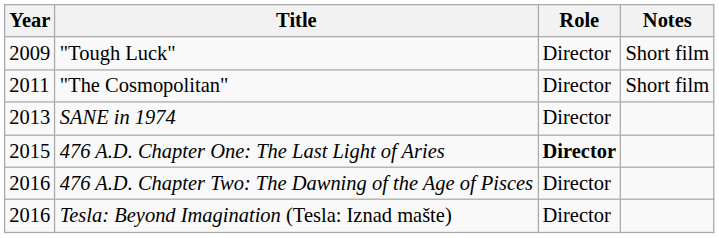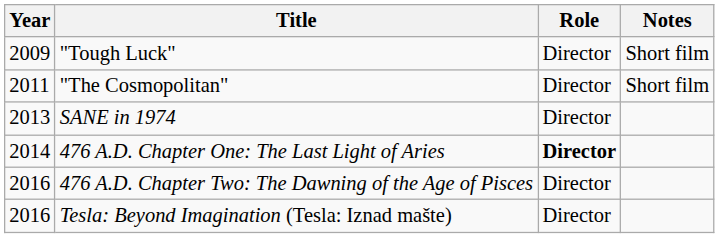(30, 150) 2015 -> (30, 150) 2014
